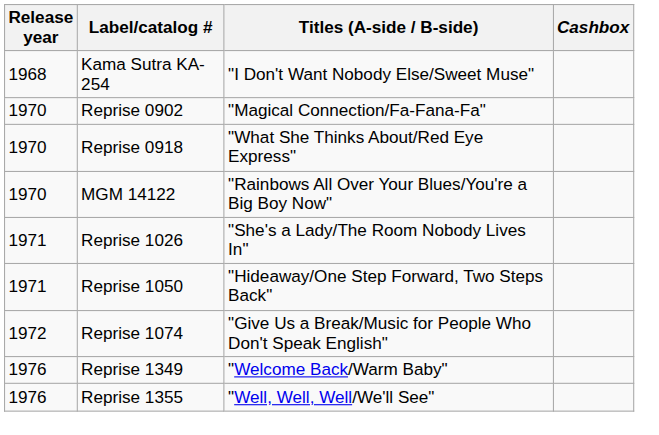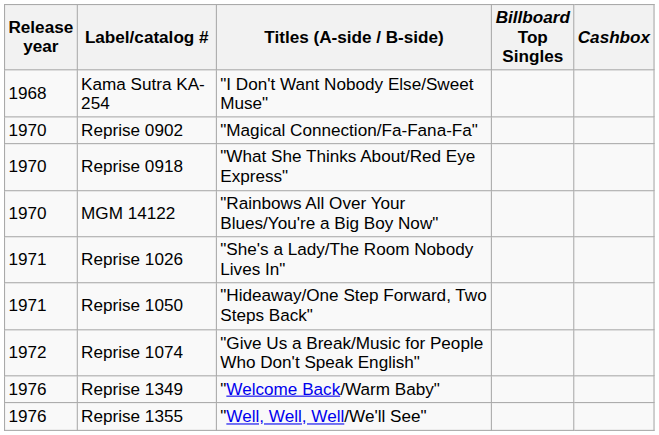+ column: (533, 37)
